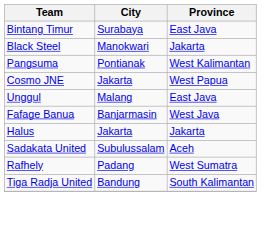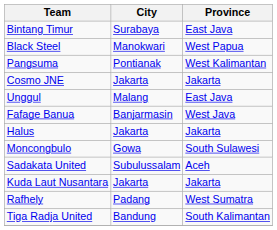(187, 47) Jakarta -> (214, 47) West Papua
(199, 81) West Papua -> (203, 81) Jakarta
+ row: (39, 149)
+ row: (57, 183)
